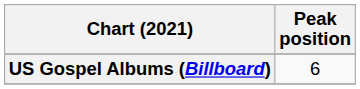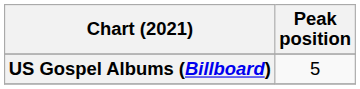(315, 68) 6 -> (315, 68) 5
